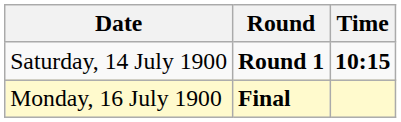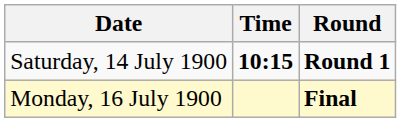columns swapped: (363, 23) <-> (281, 23)
